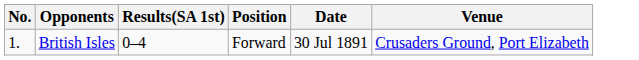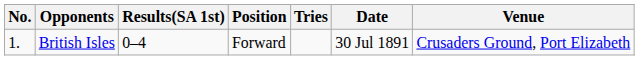+ column: (311, 17)
